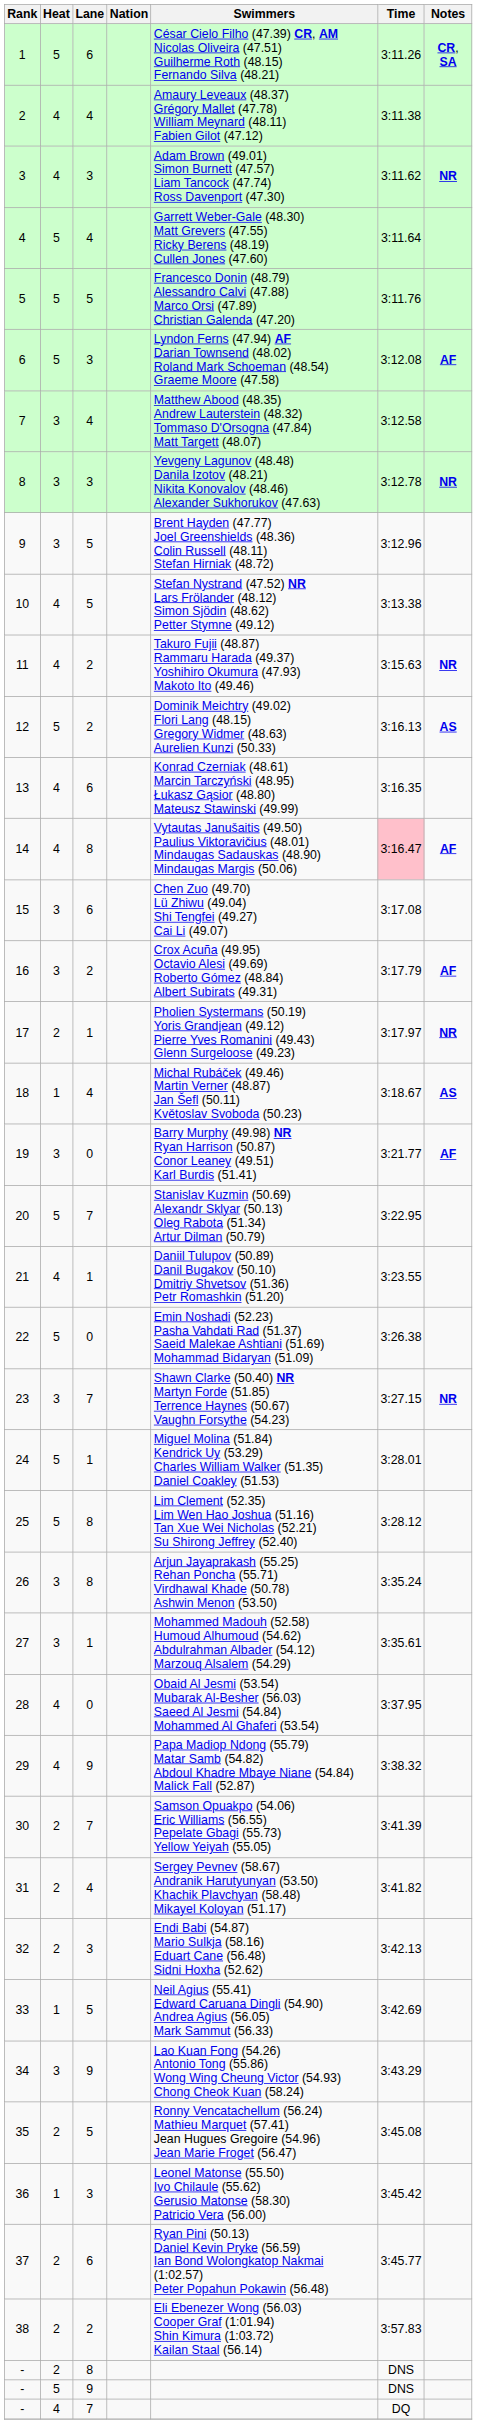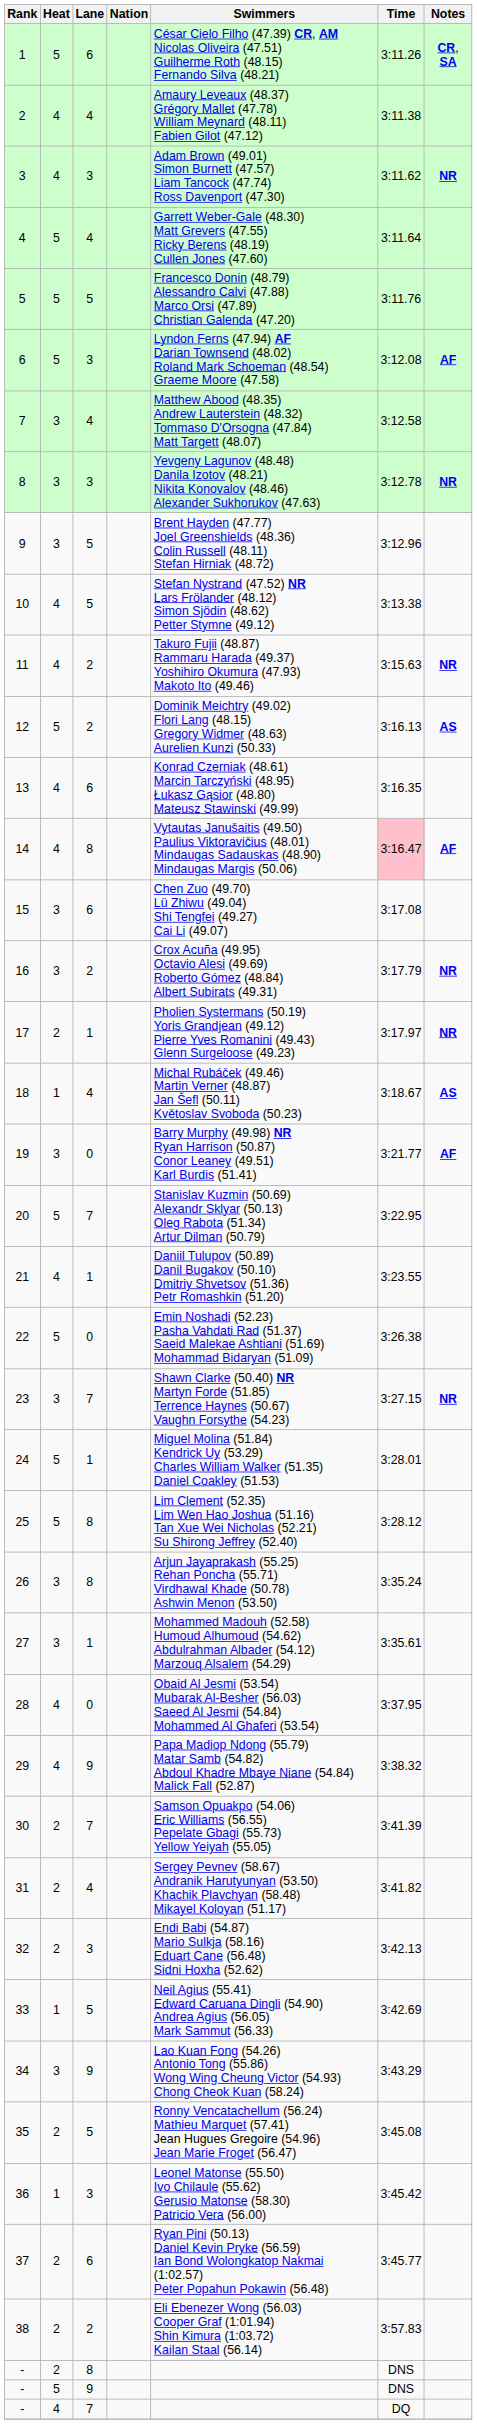(448, 971) AF -> (448, 971) NR
